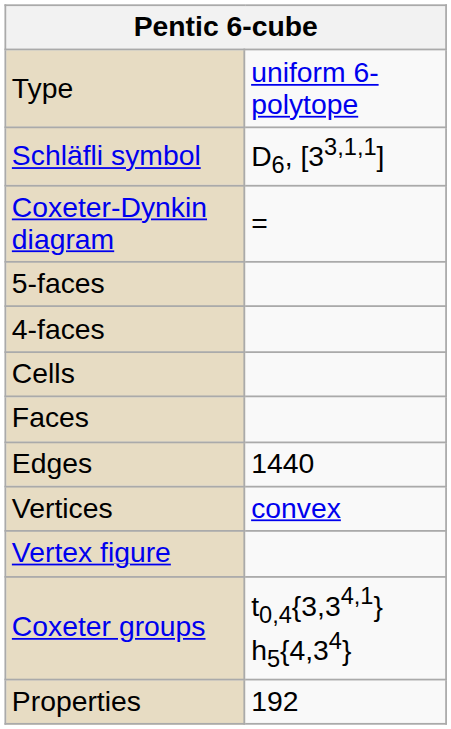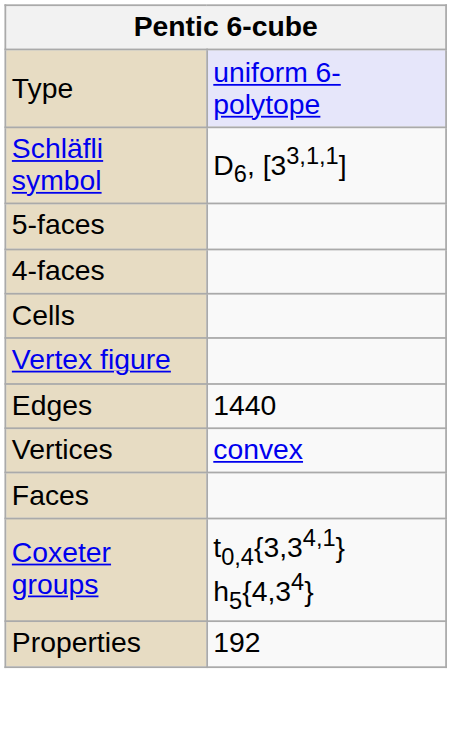(315, 88) no background -> (277, 88) lavender background
- row: (109, 223)
rows swapped: (50, 418) <-> (91, 553)
